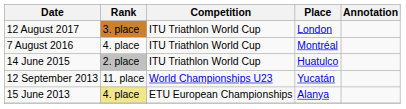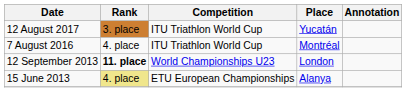(315, 29) London -> (318, 29) Yucatán
- row: (38, 62)
(124, 78) normal -> (125, 62) bold
(316, 78) Yucatán -> (317, 62) London
